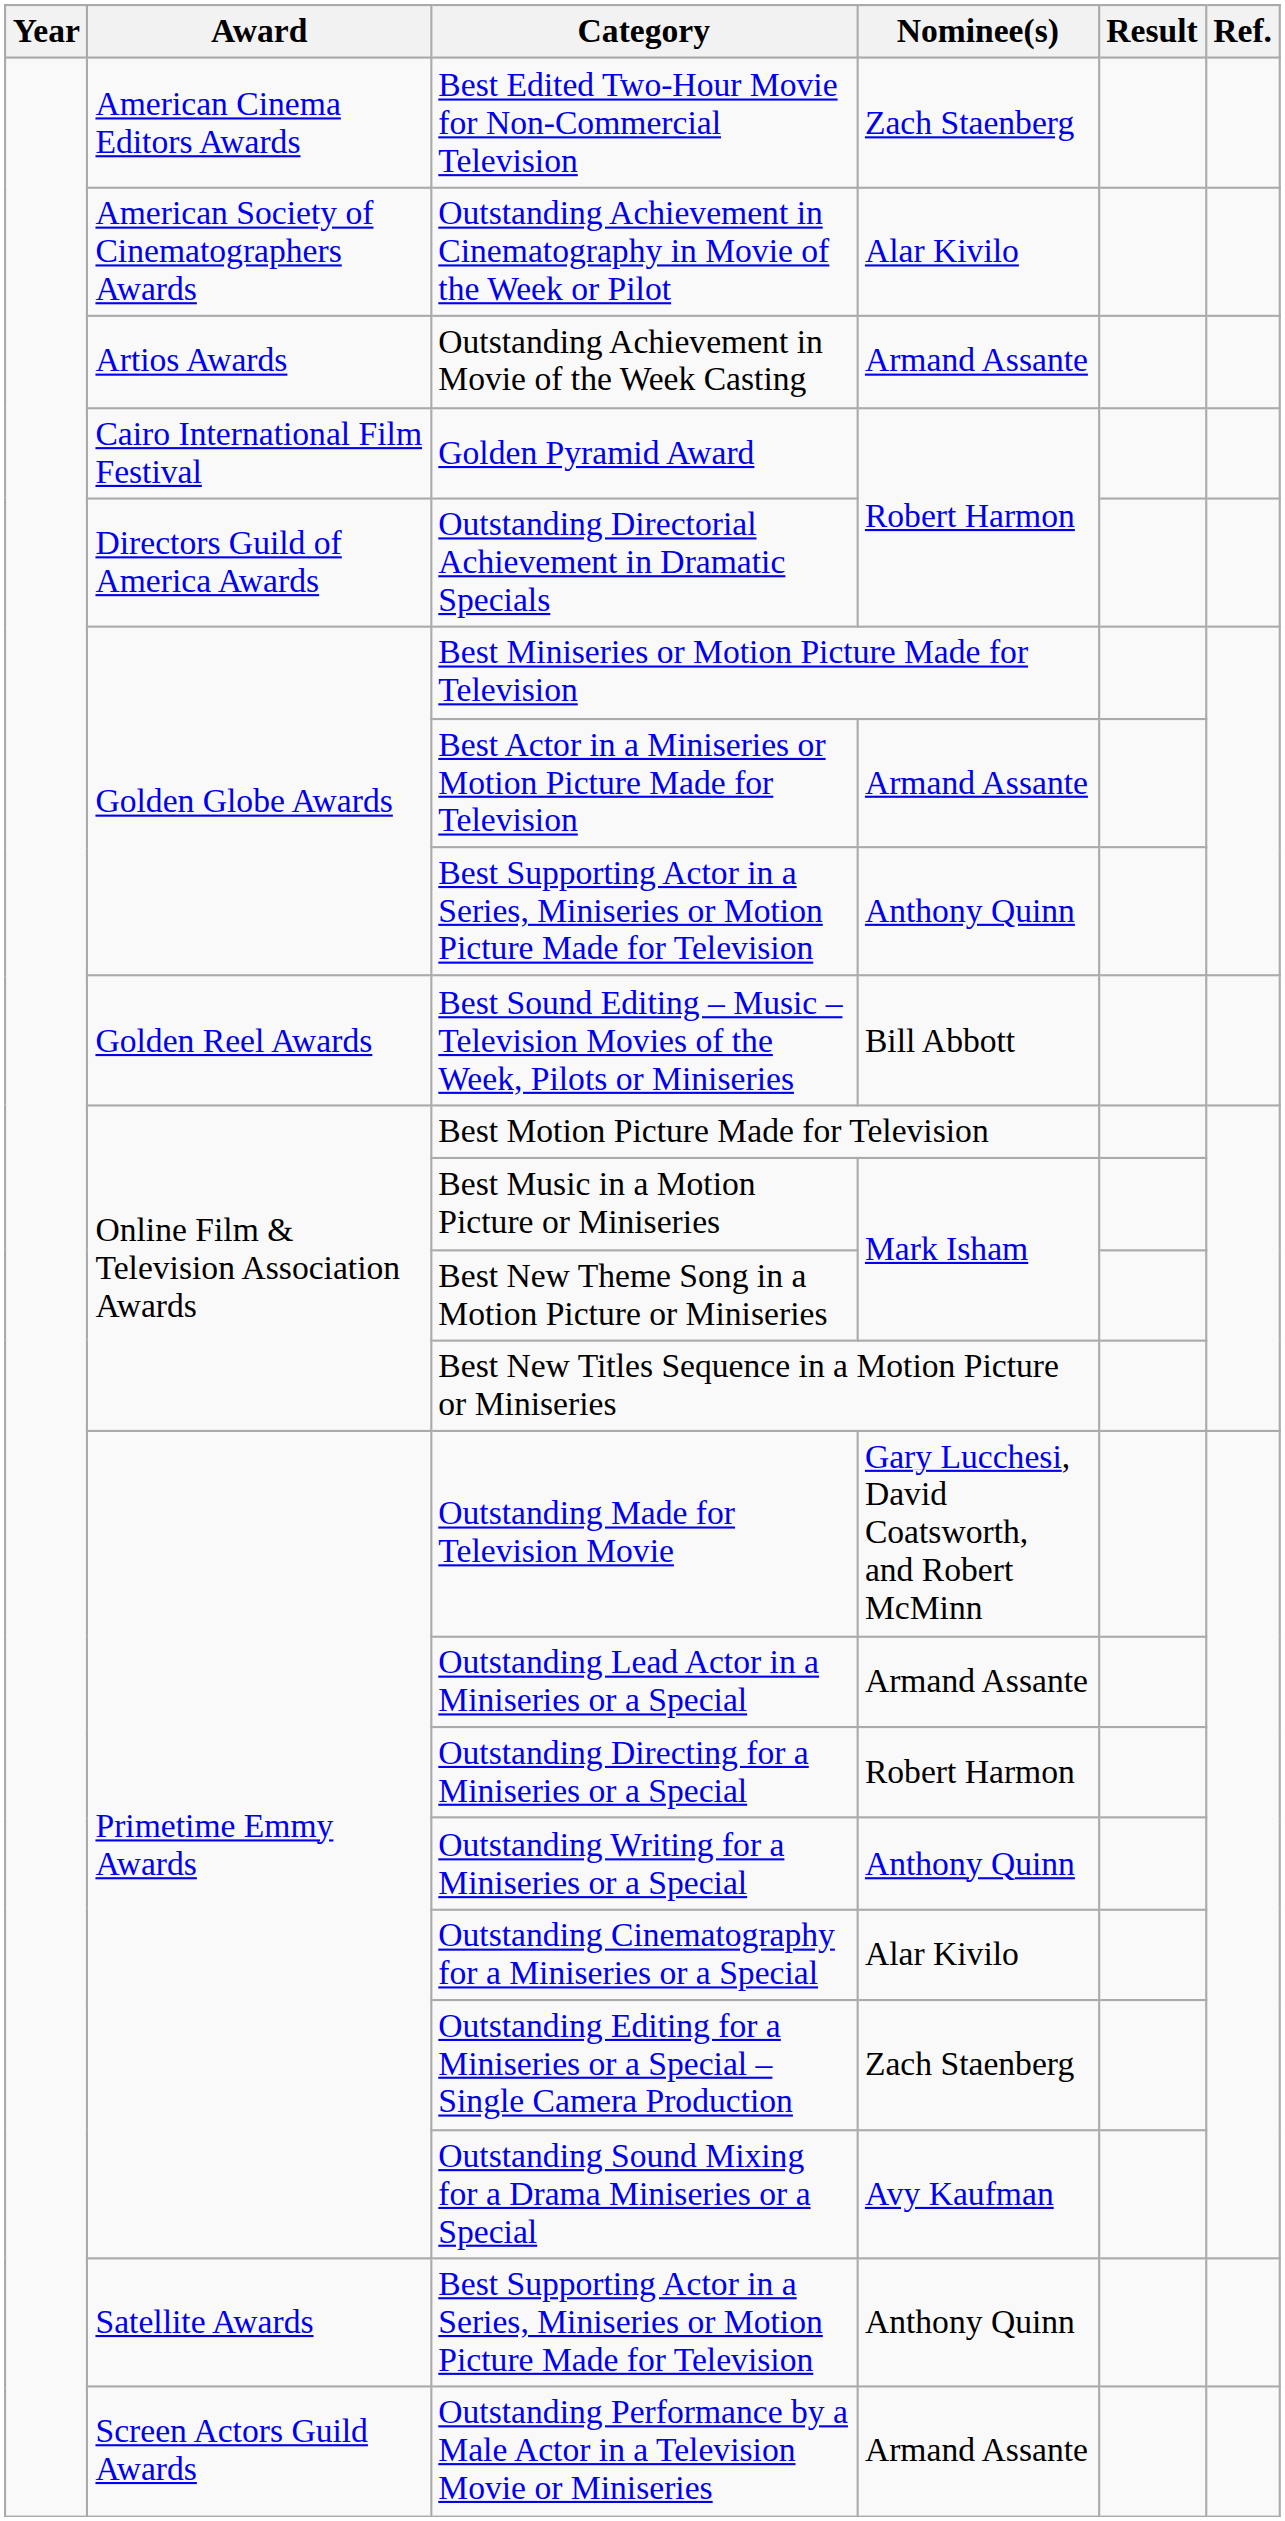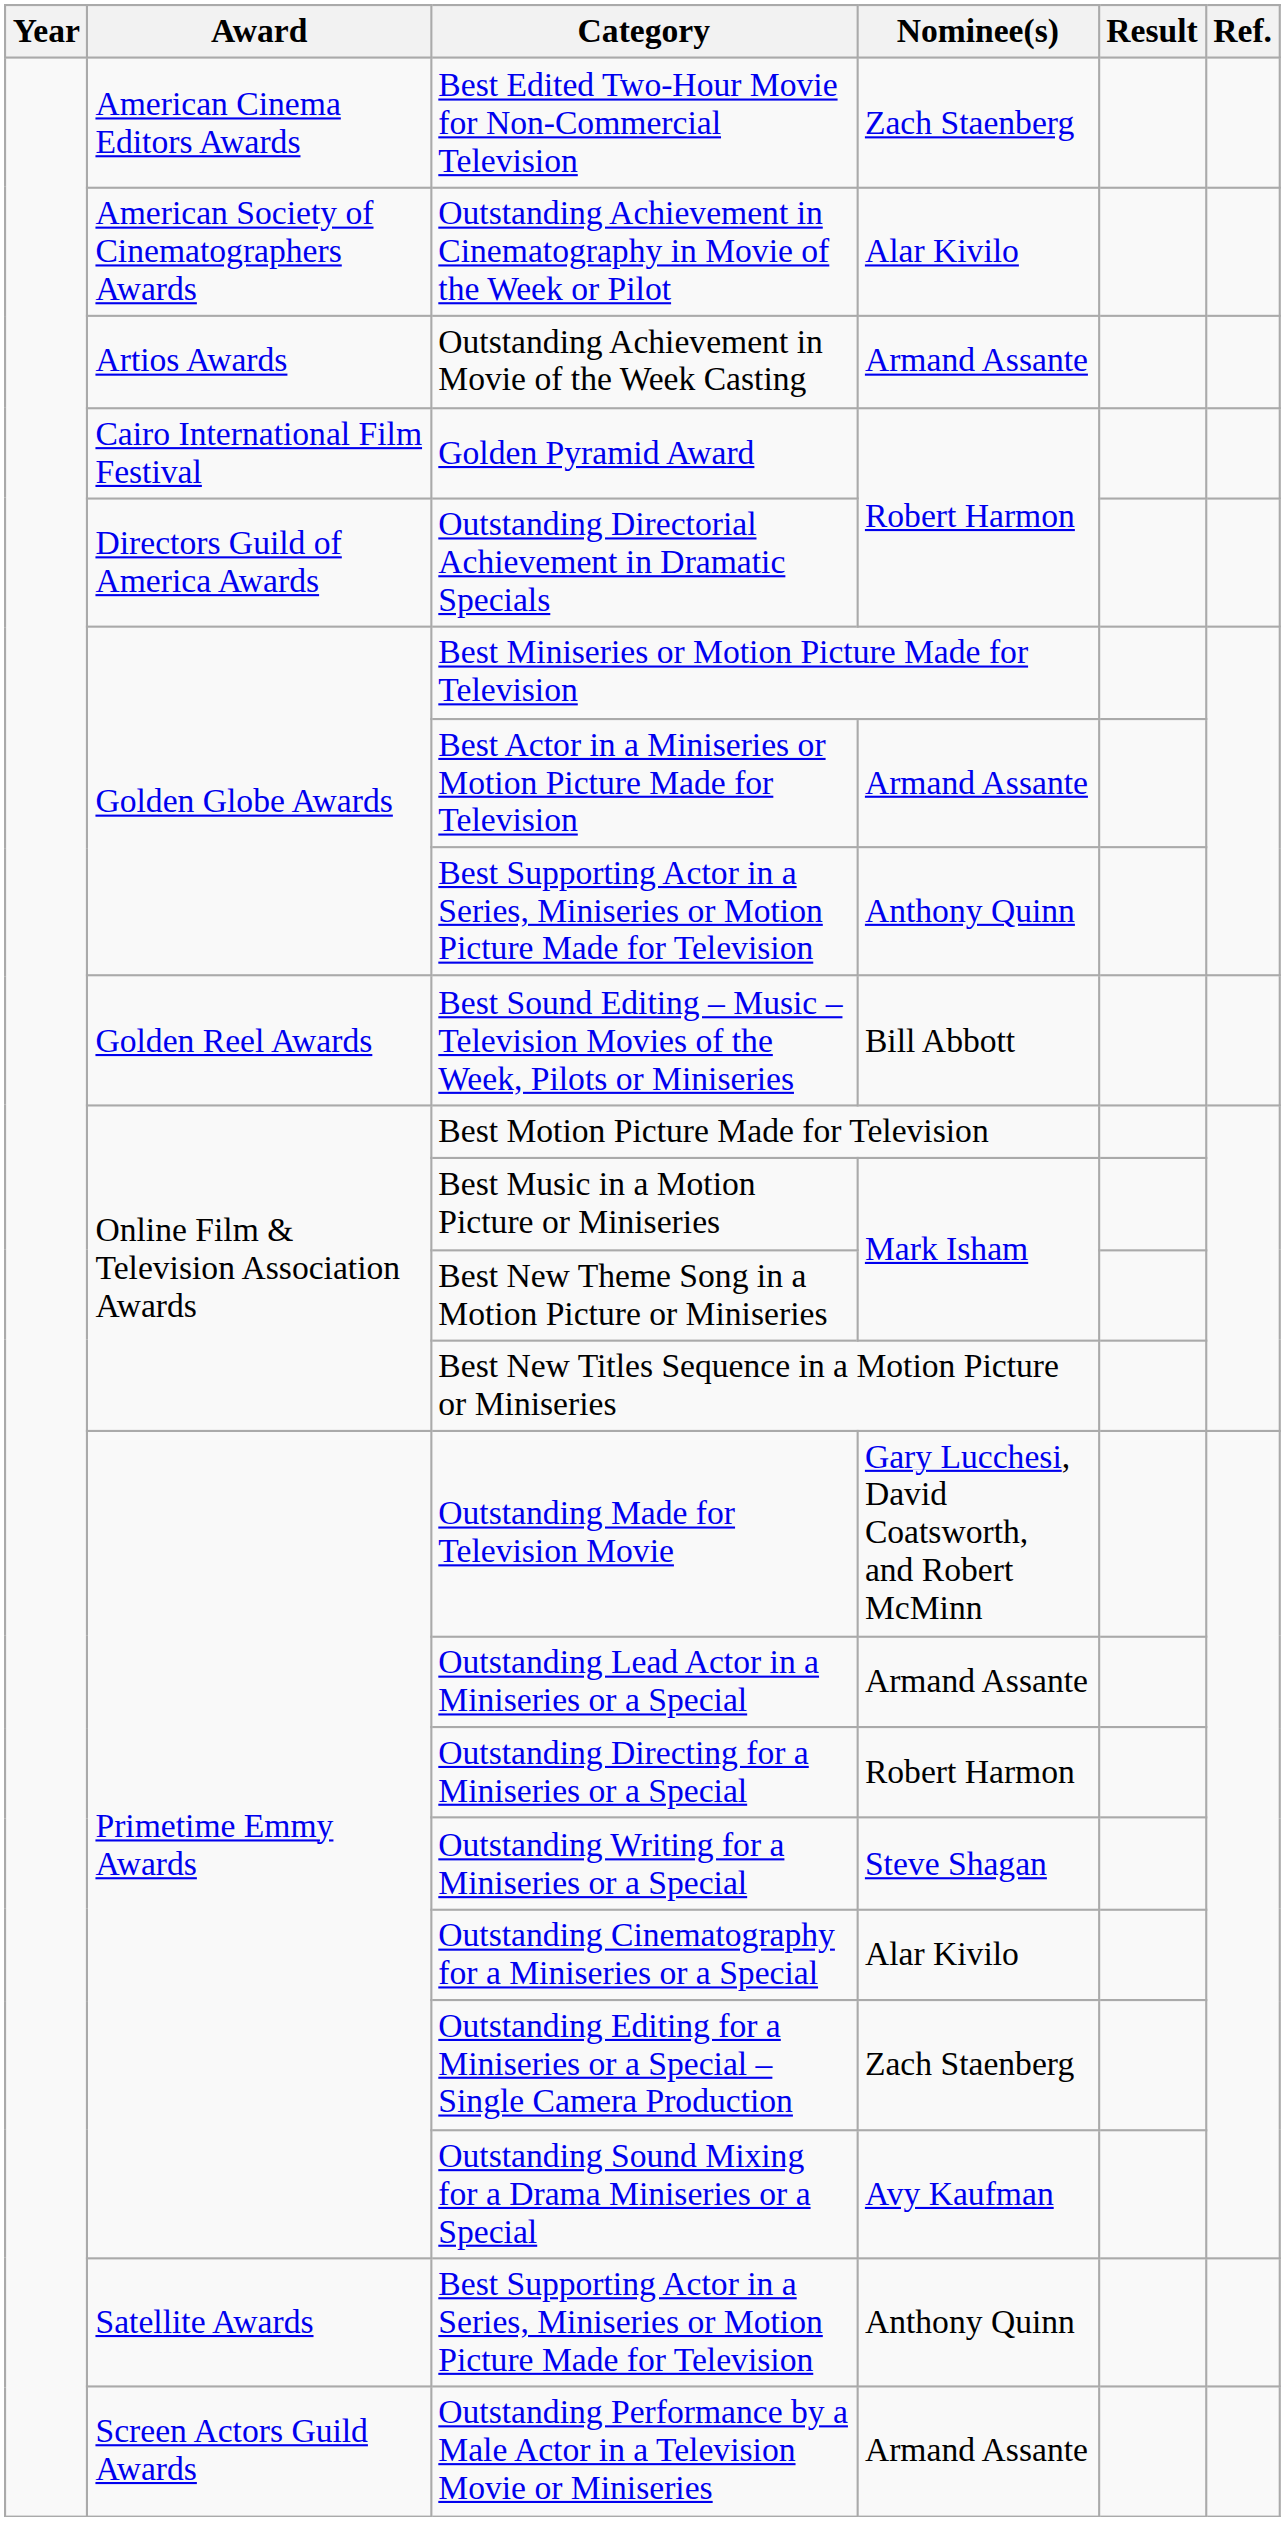(970, 1863) Anthony Quinn -> (956, 1863) Steve Shagan
